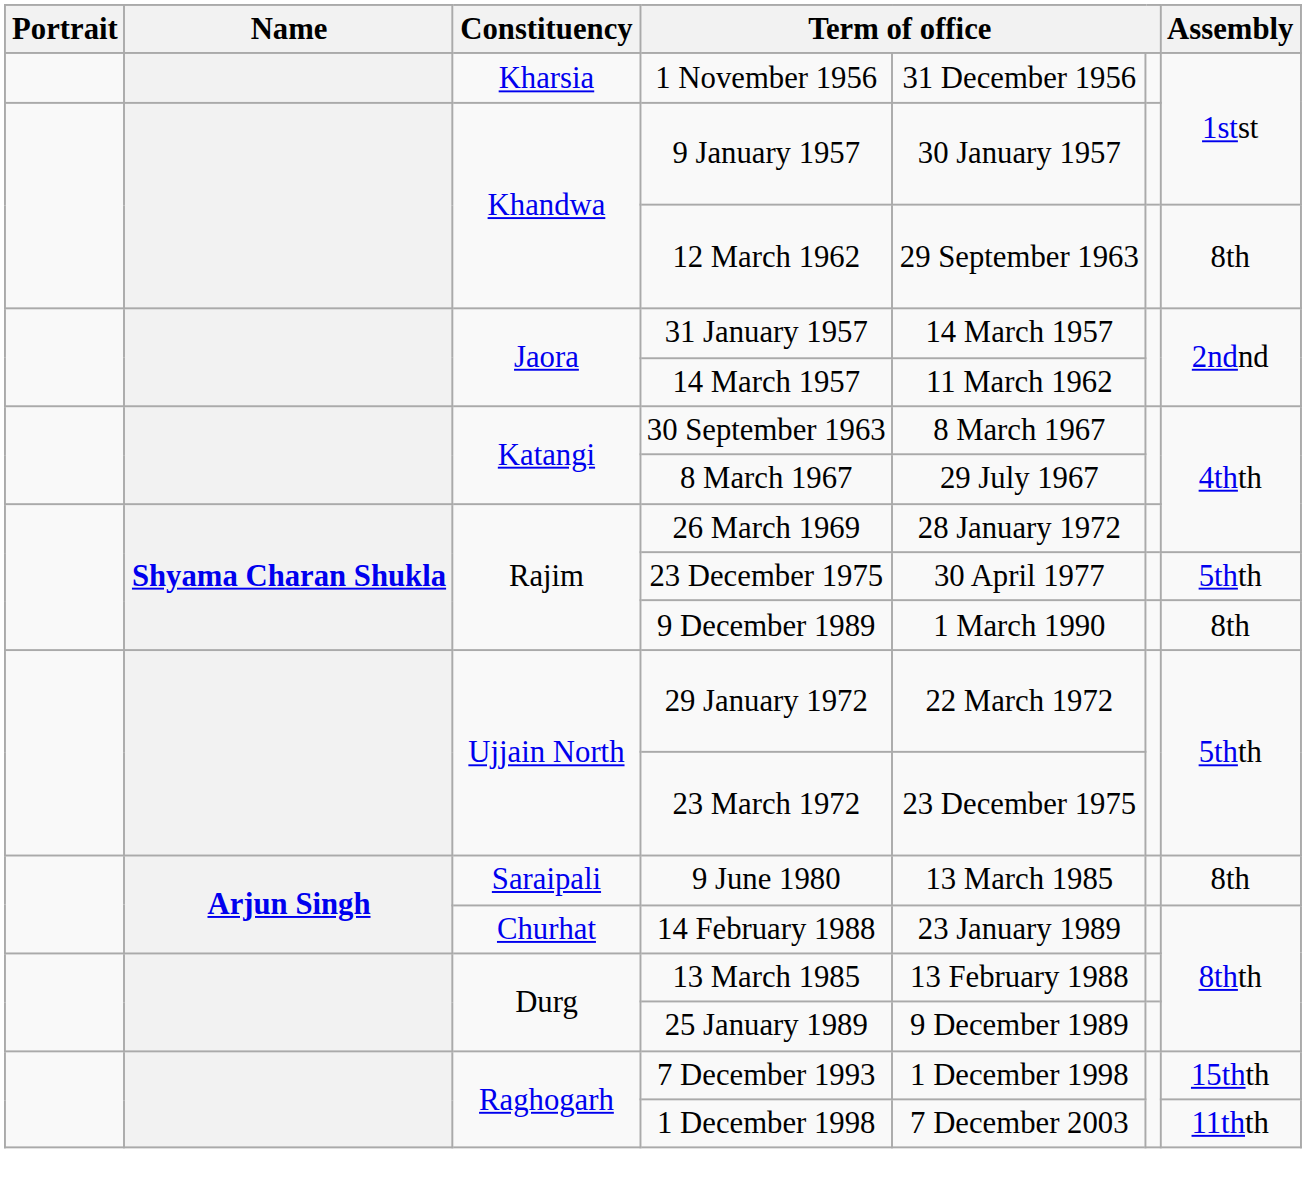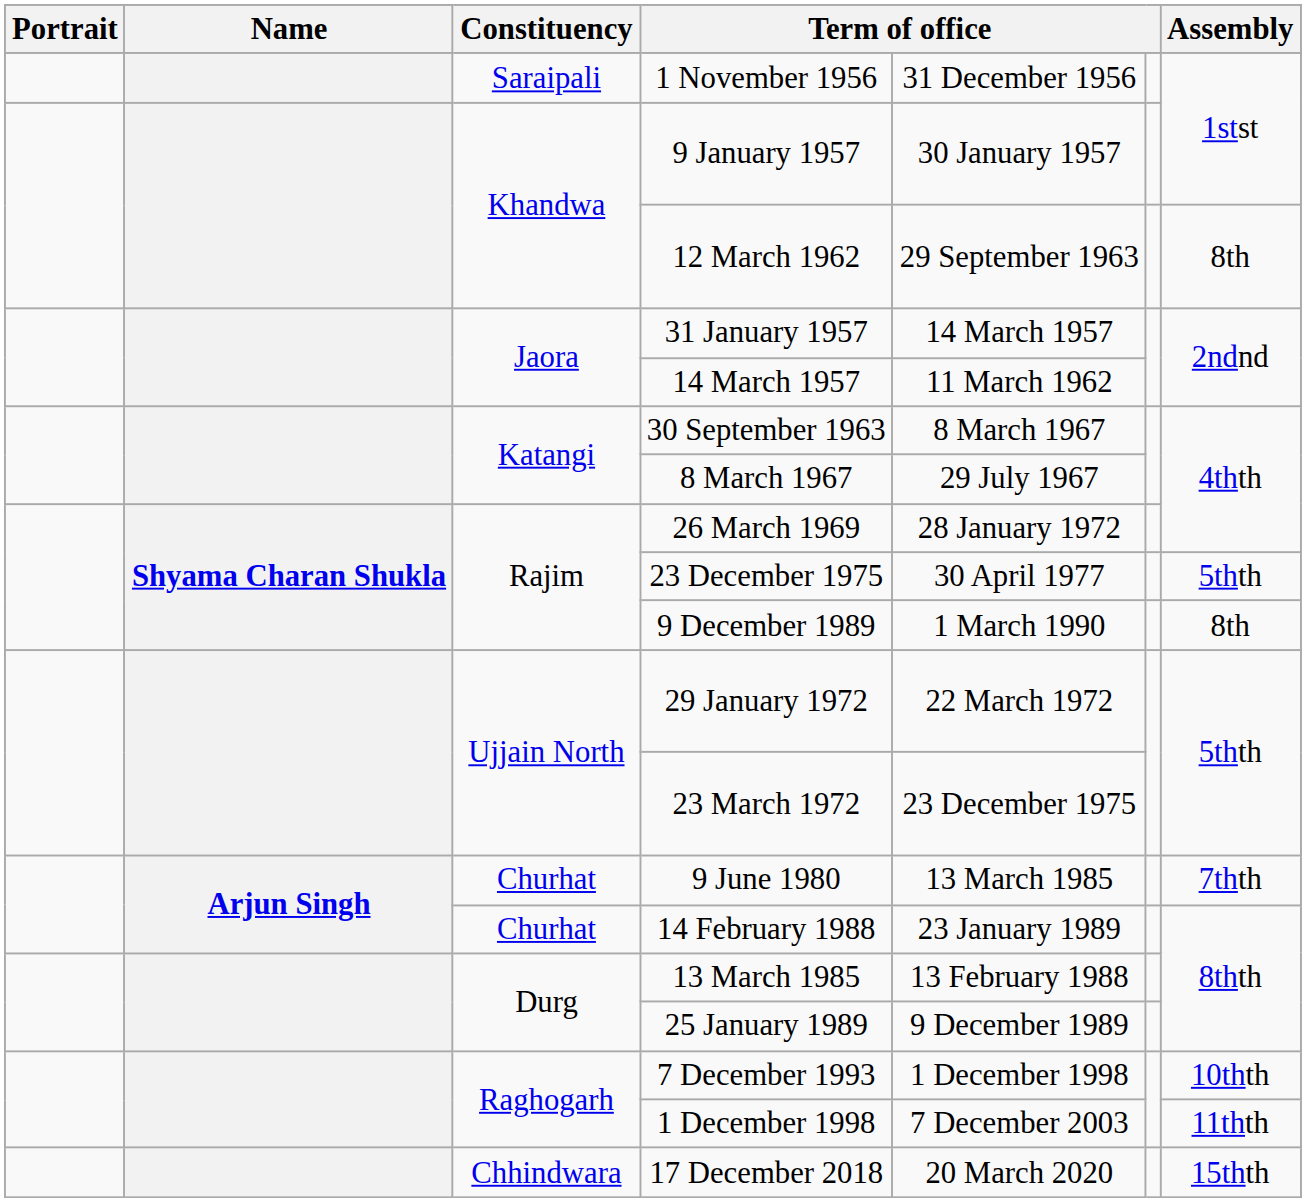(546, 77) Kharsia -> (546, 77) Saraipali
(546, 879) Saraipali -> (546, 879) Churhat
(1230, 879) 8th -> (1230, 879) 7thth
(1230, 1074) 15thth -> (1230, 1074) 10thth
+ row: (766, 1171)
